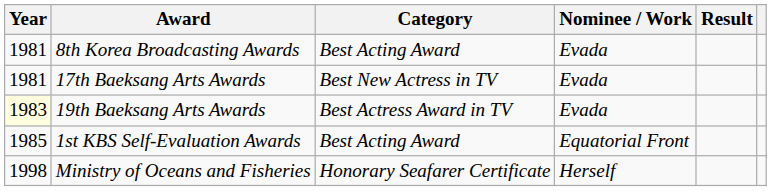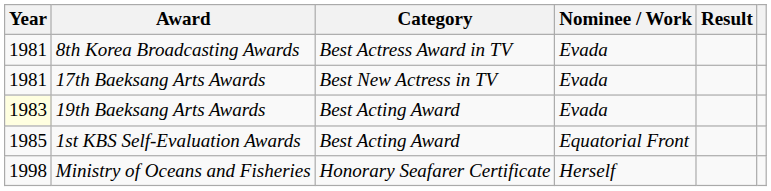(390, 49) Best Acting Award -> (416, 49) Best Actress Award in TV
(416, 110) Best Actress Award in TV -> (390, 110) Best Acting Award
